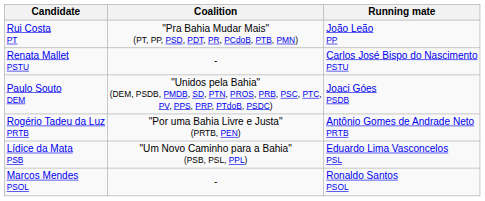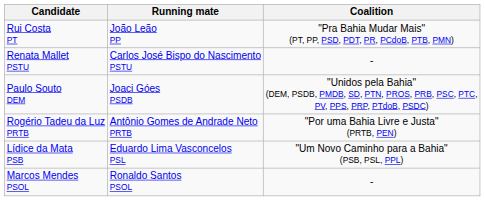columns swapped: (402, 12) <-> (216, 12)
